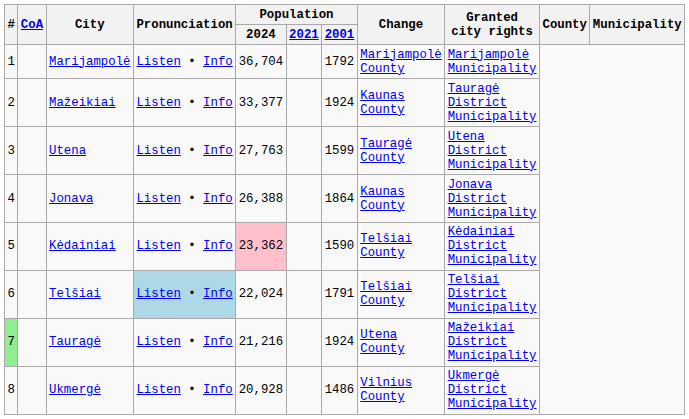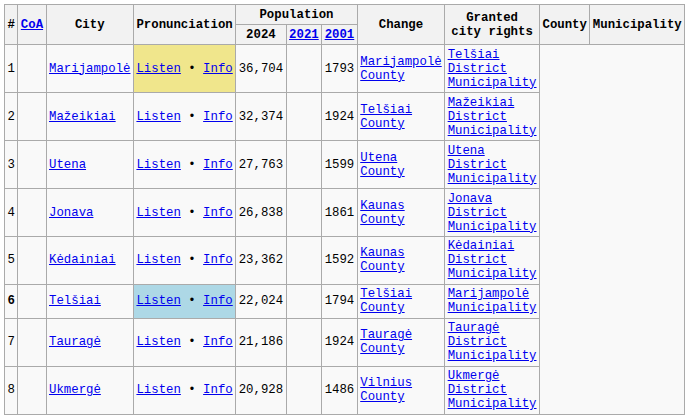(185, 62) no background -> (185, 69) khaki background
(339, 62) 1792 -> (339, 69) 1793
(492, 62) Marijampolė Municipality -> (492, 69) Telšiai District Municipality
(261, 103) 33,377 -> (261, 117) 32,374
(382, 103) Kaunas County -> (386, 117) Telšiai County
(492, 103) Tauragė District Municipality -> (492, 117) Mažeikiai District Municipality
(386, 151) Tauragė County -> (382, 165) Utena County
(261, 198) 26,388 -> (261, 212) 26,838
(339, 198) 1864 -> (339, 212) 1861
(261, 246) pink background -> (261, 260) no background
(339, 246) 1590 -> (339, 260) 1592
(386, 246) Telšiai County -> (382, 260) Kaunas County
(11, 294) normal -> (11, 301) bold
(339, 294) 1791 -> (339, 301) 1794
(492, 294) Telšiai District Municipality -> (492, 301) Marijampolė Municipality
(11, 342) lightgreen background -> (11, 342) no background
(261, 342) 21,216 -> (261, 342) 21,186
(382, 342) Utena County -> (386, 342) Tauragė County
(492, 342) Mažeikiai District Municipality -> (492, 342) Tauragė District Municipality
